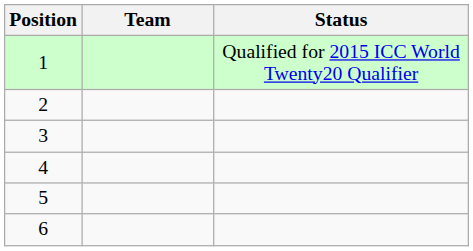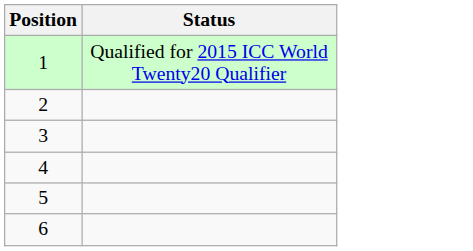- column: (148, 20)
